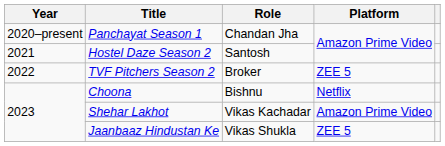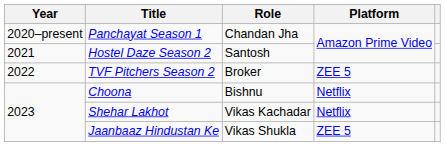(374, 111) Amazon Prime Video -> (334, 111) Netflix
